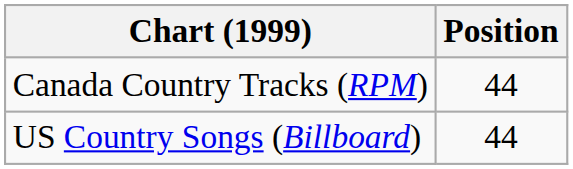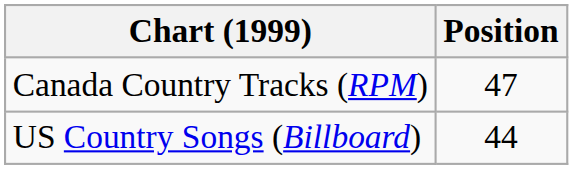(501, 84) 44 -> (501, 84) 47
